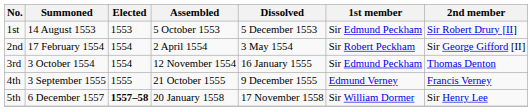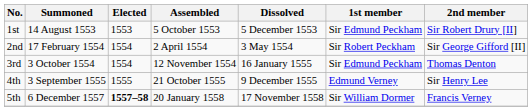(459, 81) Francis Verney -> (457, 81) Sir Henry Lee
(457, 98) Sir Henry Lee -> (459, 98) Francis Verney
